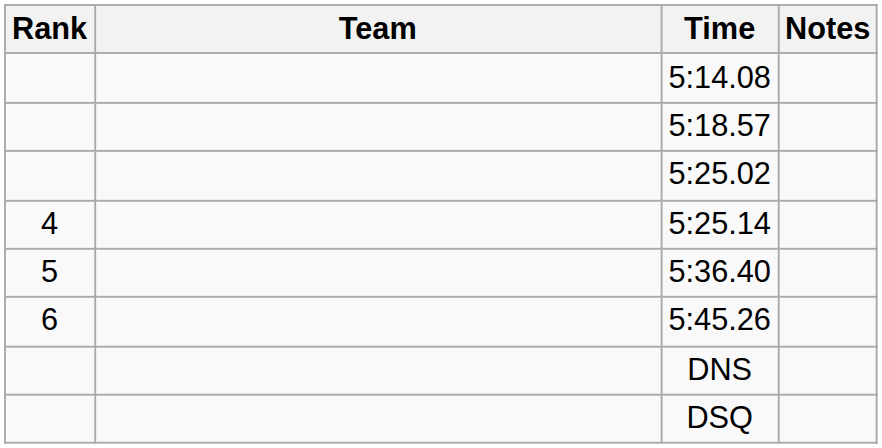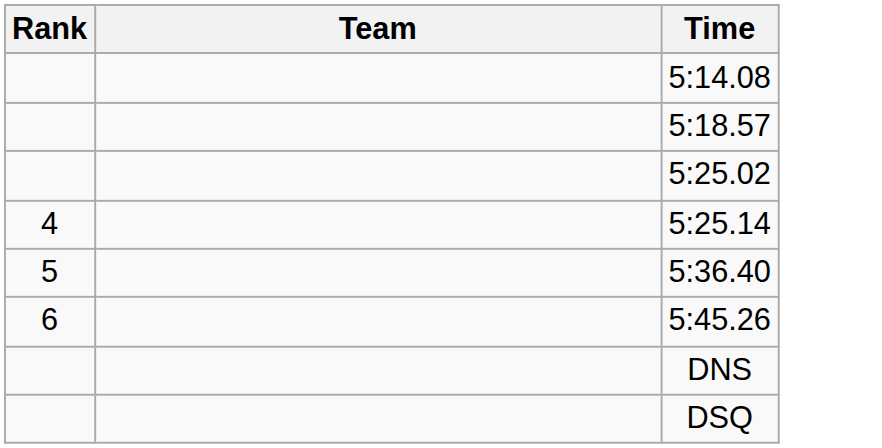- column: (828, 28)
